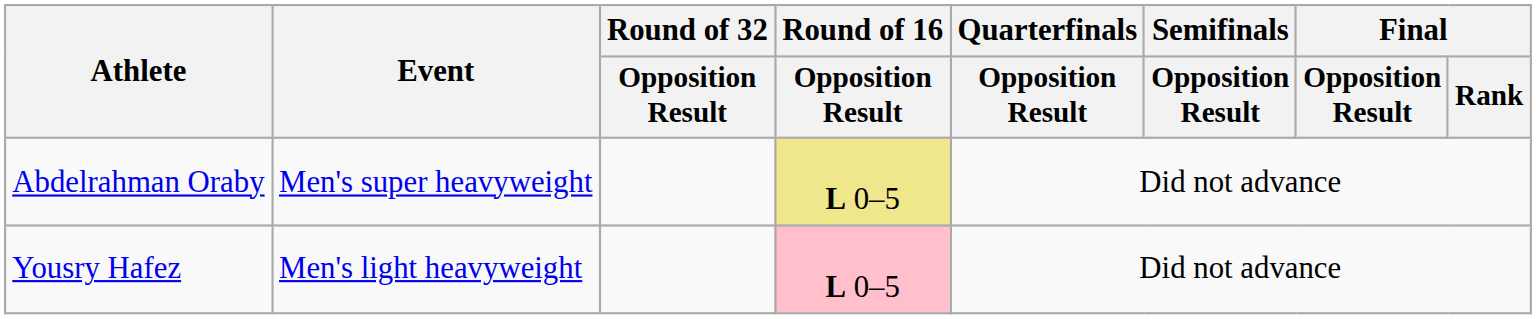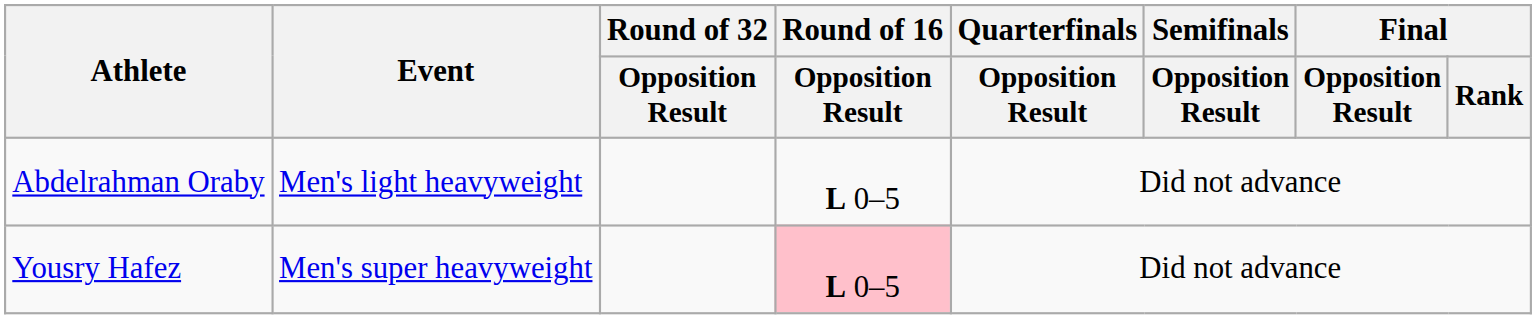(436, 181) Men's super heavyweight -> (431, 181) Men's light heavyweight
(863, 199) khaki background -> (863, 199) no background
(431, 268) Men's light heavyweight -> (436, 268) Men's super heavyweight
